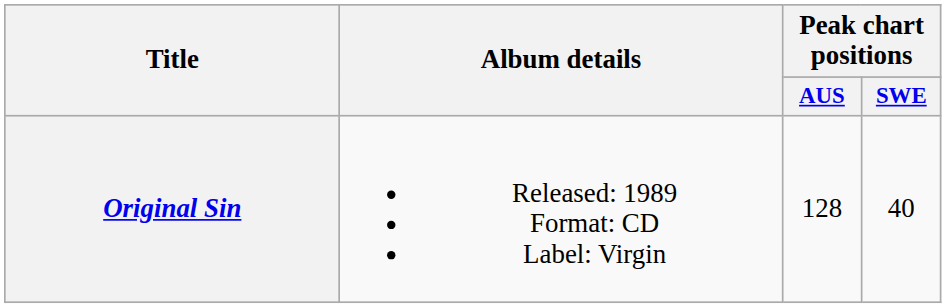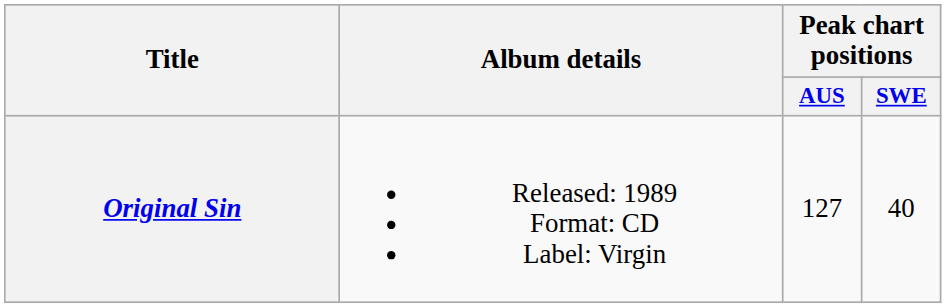(822, 208) 128 -> (822, 208) 127
